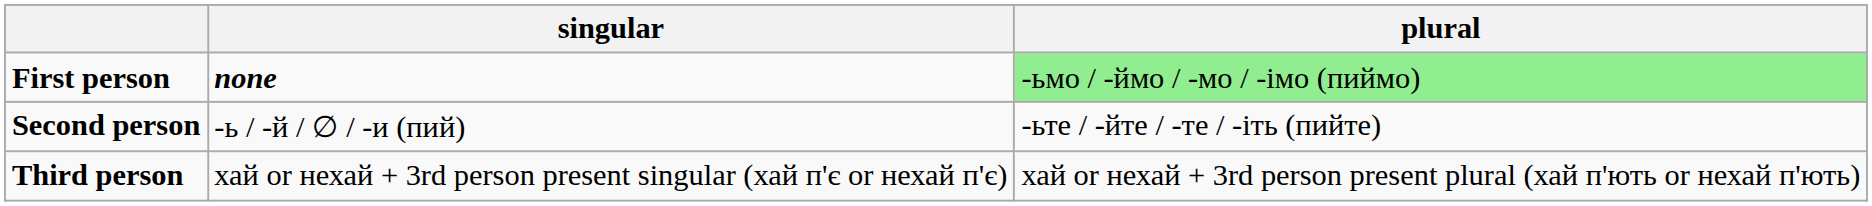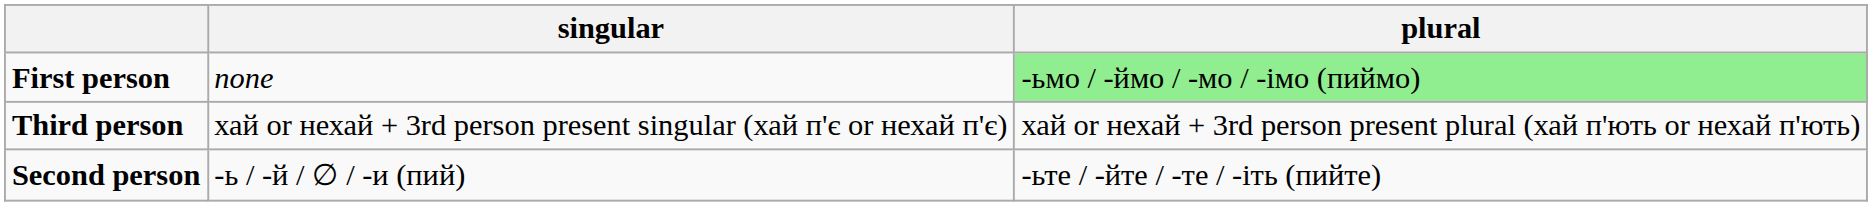(246, 76) bold -> (244, 76) normal
rows swapped: (106, 125) <-> (98, 175)
